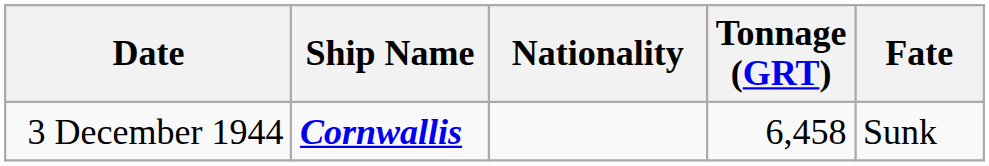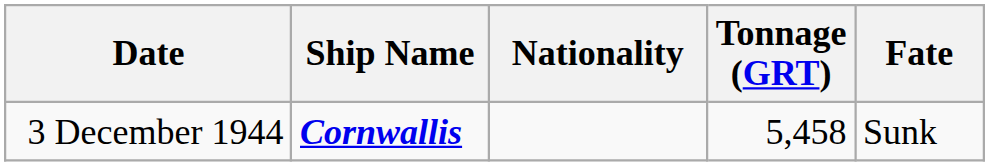(806, 130) 6,458 -> (806, 130) 5,458
